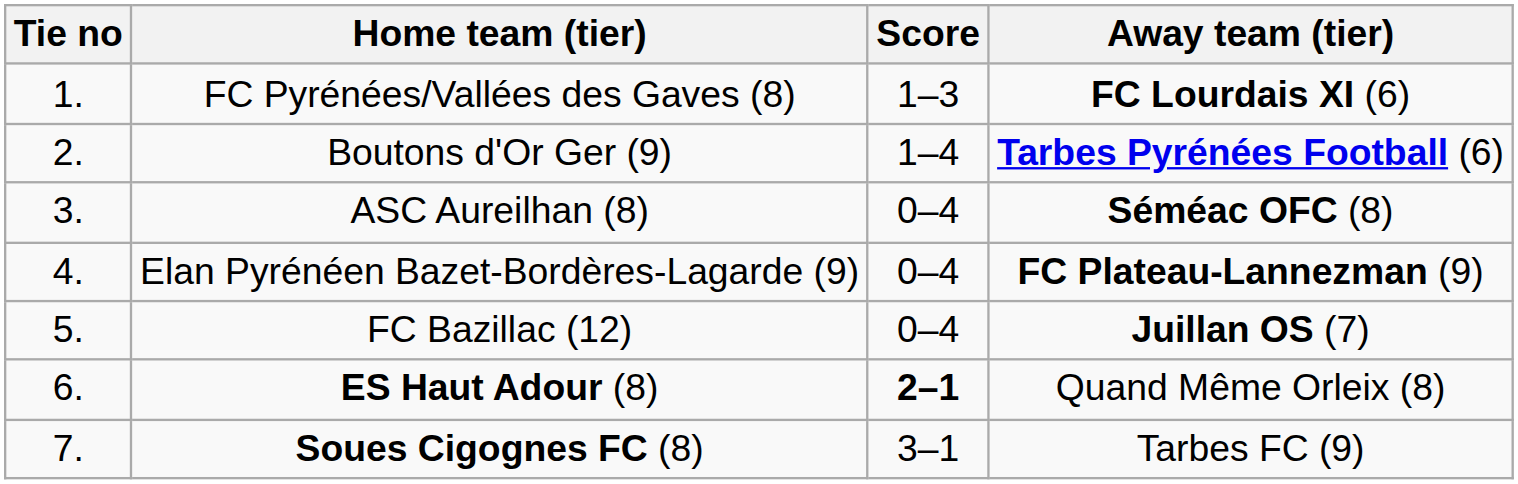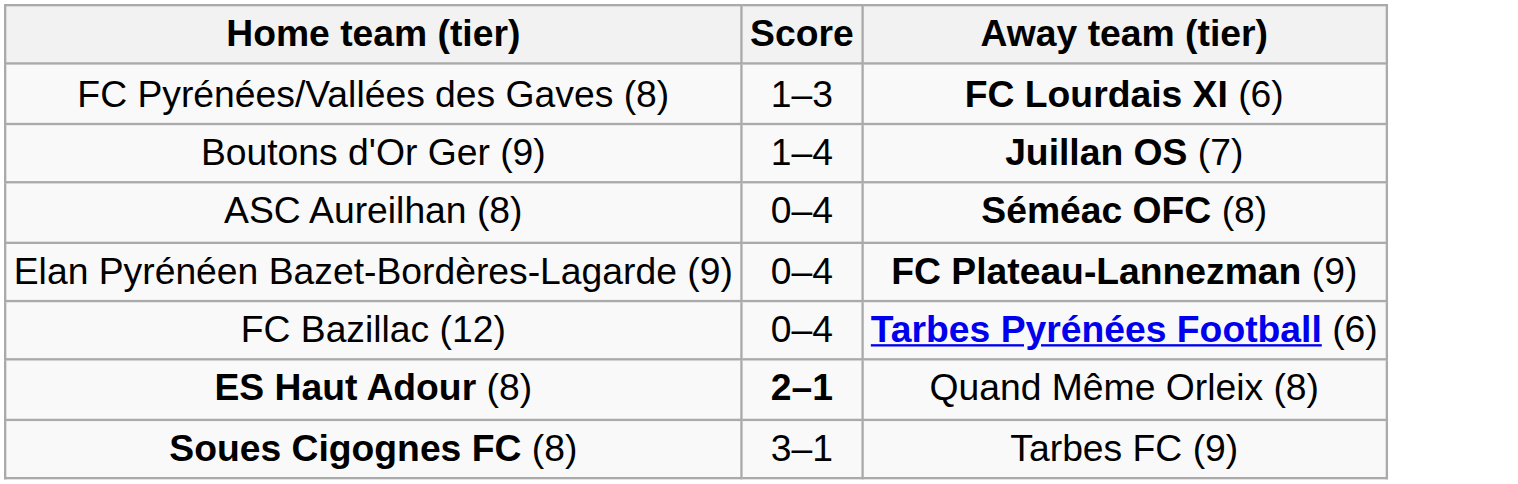- column: (68, 34)
(1251, 152) Tarbes Pyrénées Football (6) -> (1124, 152) Juillan OS (7)
(1251, 329) Juillan OS (7) -> (1124, 329) Tarbes Pyrénées Football (6)
